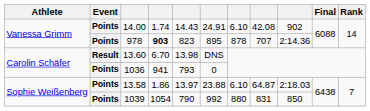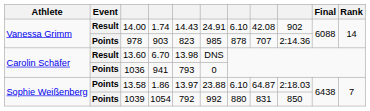(105, 27) Points -> (105, 27) Result
(161, 41) bold -> (161, 41) normal
(214, 41) 895 -> (214, 41) 985
(187, 99) 790 -> (187, 99) 792
